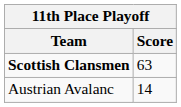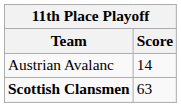rows swapped: (69, 65) <-> (61, 89)
